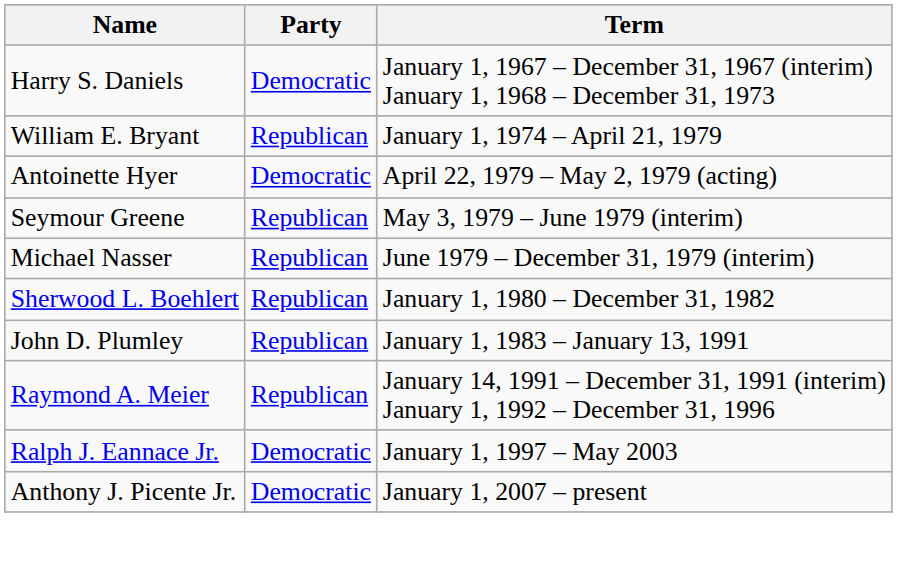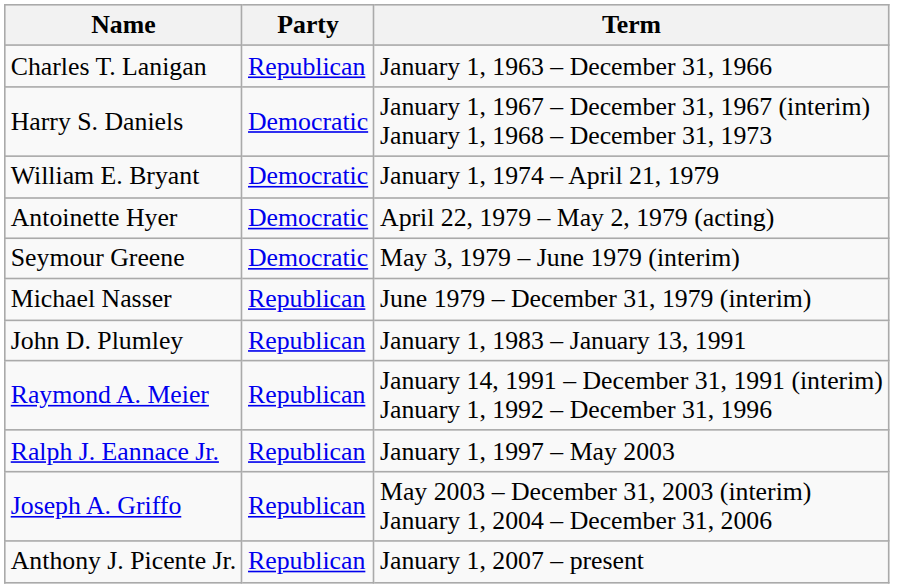+ row: (109, 65)
(309, 135) Republican -> (308, 176) Democratic
(309, 217) Republican -> (308, 258) Democratic
- row: (125, 299)
(311, 450) Democratic -> (307, 450) Republican
+ row: (96, 505)
(311, 491) Democratic -> (307, 561) Republican
